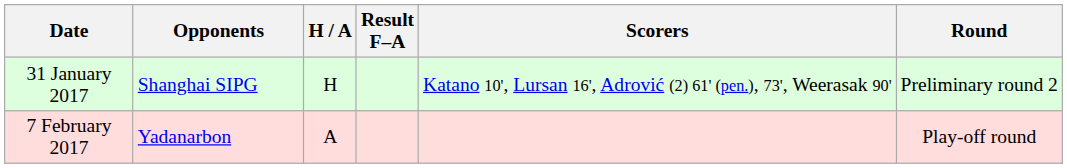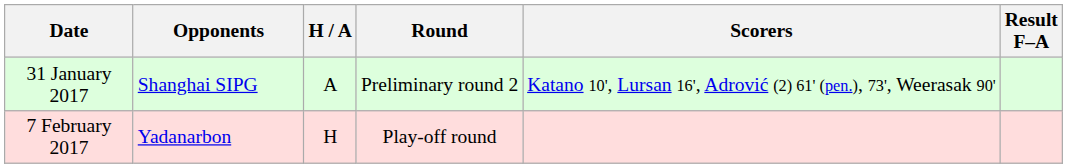columns swapped: (388, 30) <-> (979, 30)
(330, 83) H -> (330, 83) A
(330, 136) A -> (330, 136) H
